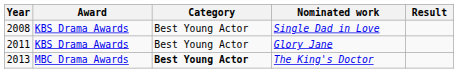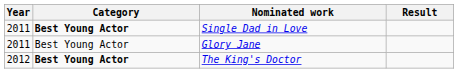- column: (92, 12)
(18, 28) 2008 -> (18, 28) 2011
(201, 28) normal -> (82, 28) bold
(18, 60) 2013 -> (18, 60) 2012
